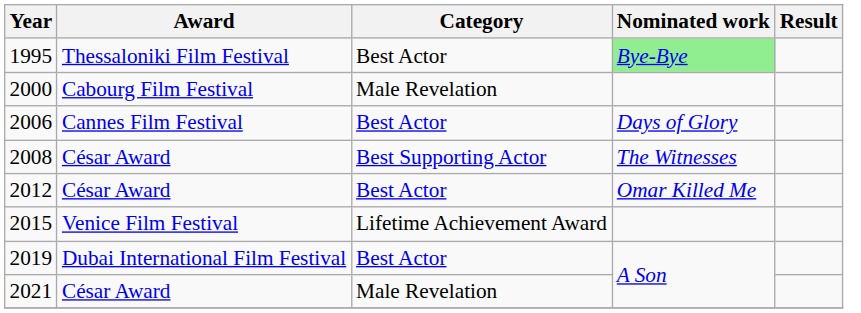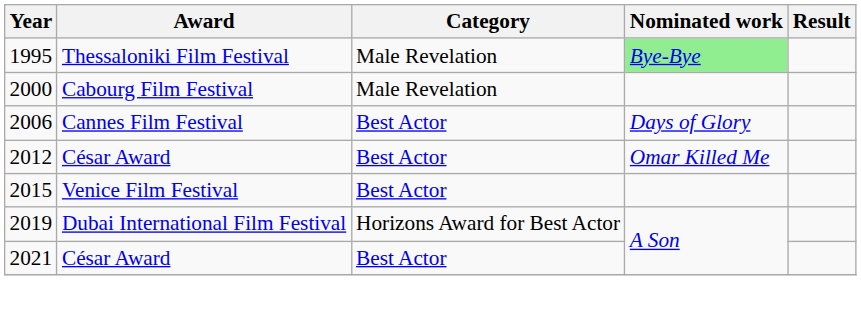(401, 55) Best Actor -> (427, 55) Male Revelation
- row: (31, 156)
(482, 223) Lifetime Achievement Award -> (401, 190) Best Actor
(401, 257) Best Actor -> (488, 223) Horizons Award for Best Actor
(427, 291) Male Revelation -> (401, 257) Best Actor
